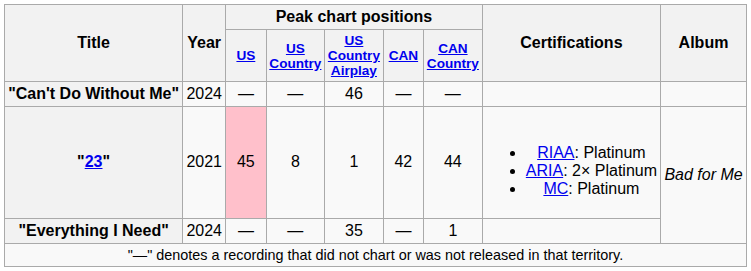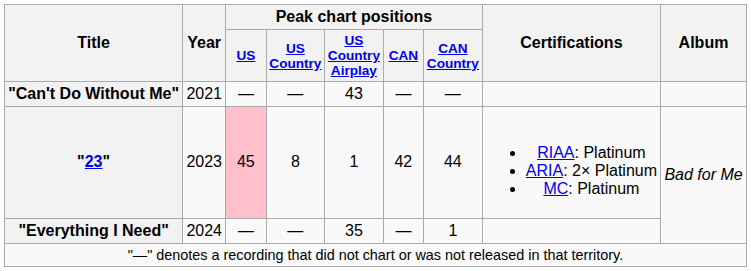(204, 94) 2024 -> (204, 94) 2021
(354, 94) 46 -> (354, 94) 43
(204, 162) 2021 -> (204, 162) 2023
